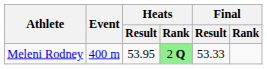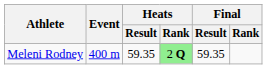(141, 54) 53.95 -> (141, 54) 59.35
(211, 54) 53.33 -> (211, 54) 59.35
